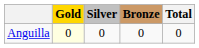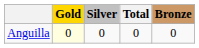columns swapped: (141, 14) <-> (178, 14)
